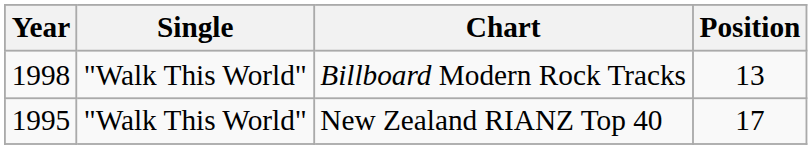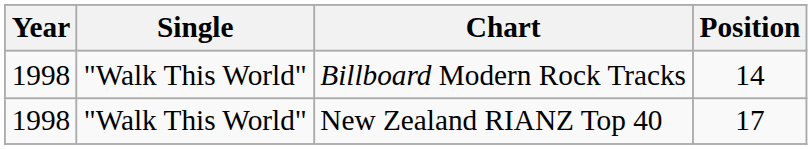(750, 74) 13 -> (750, 74) 14
(41, 120) 1995 -> (41, 120) 1998
